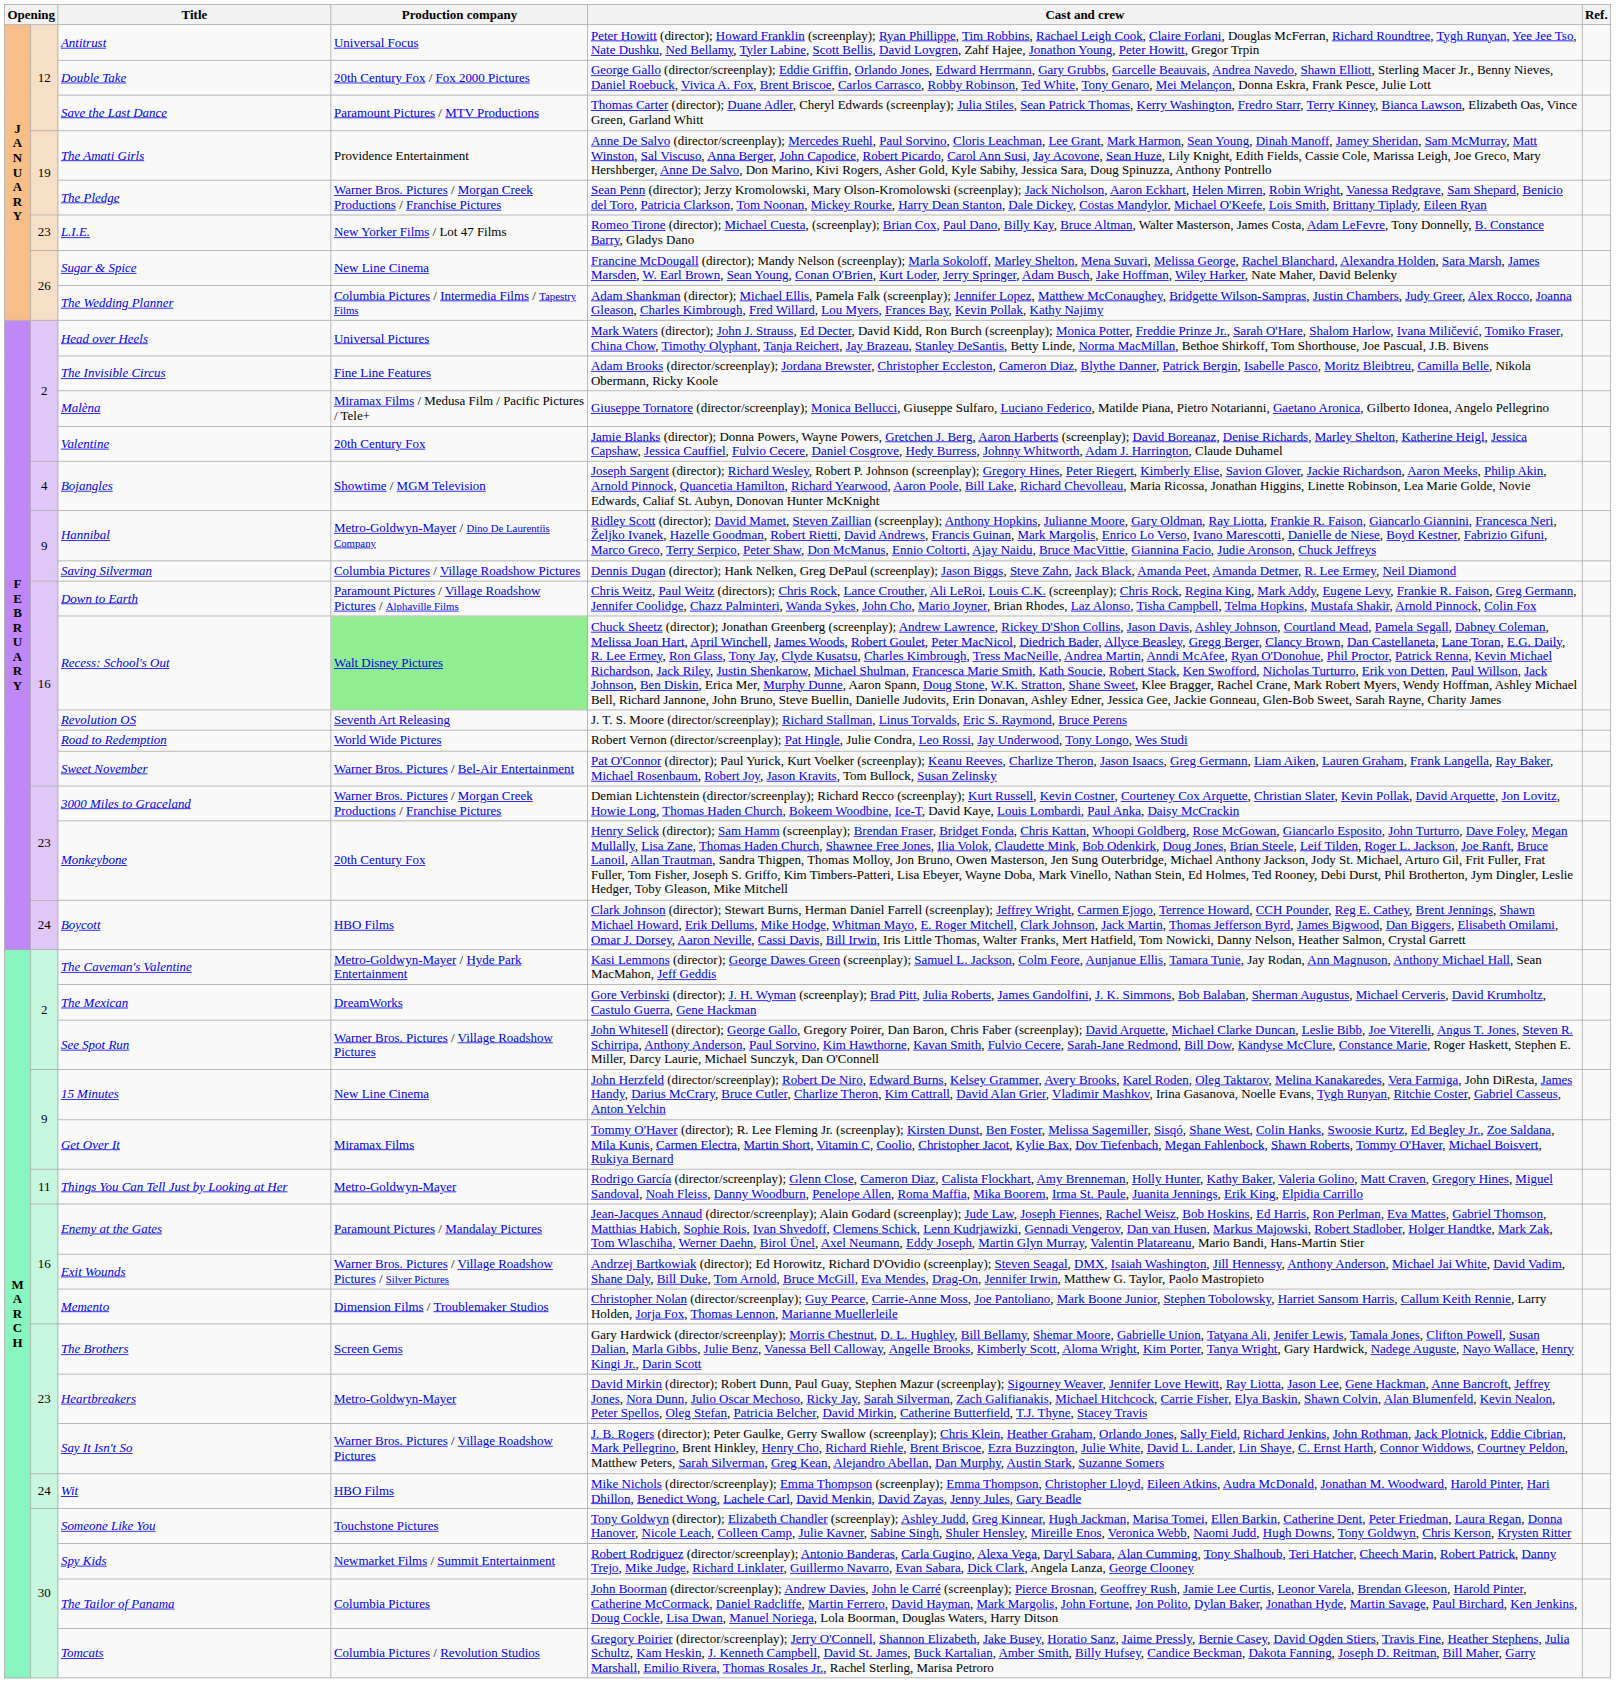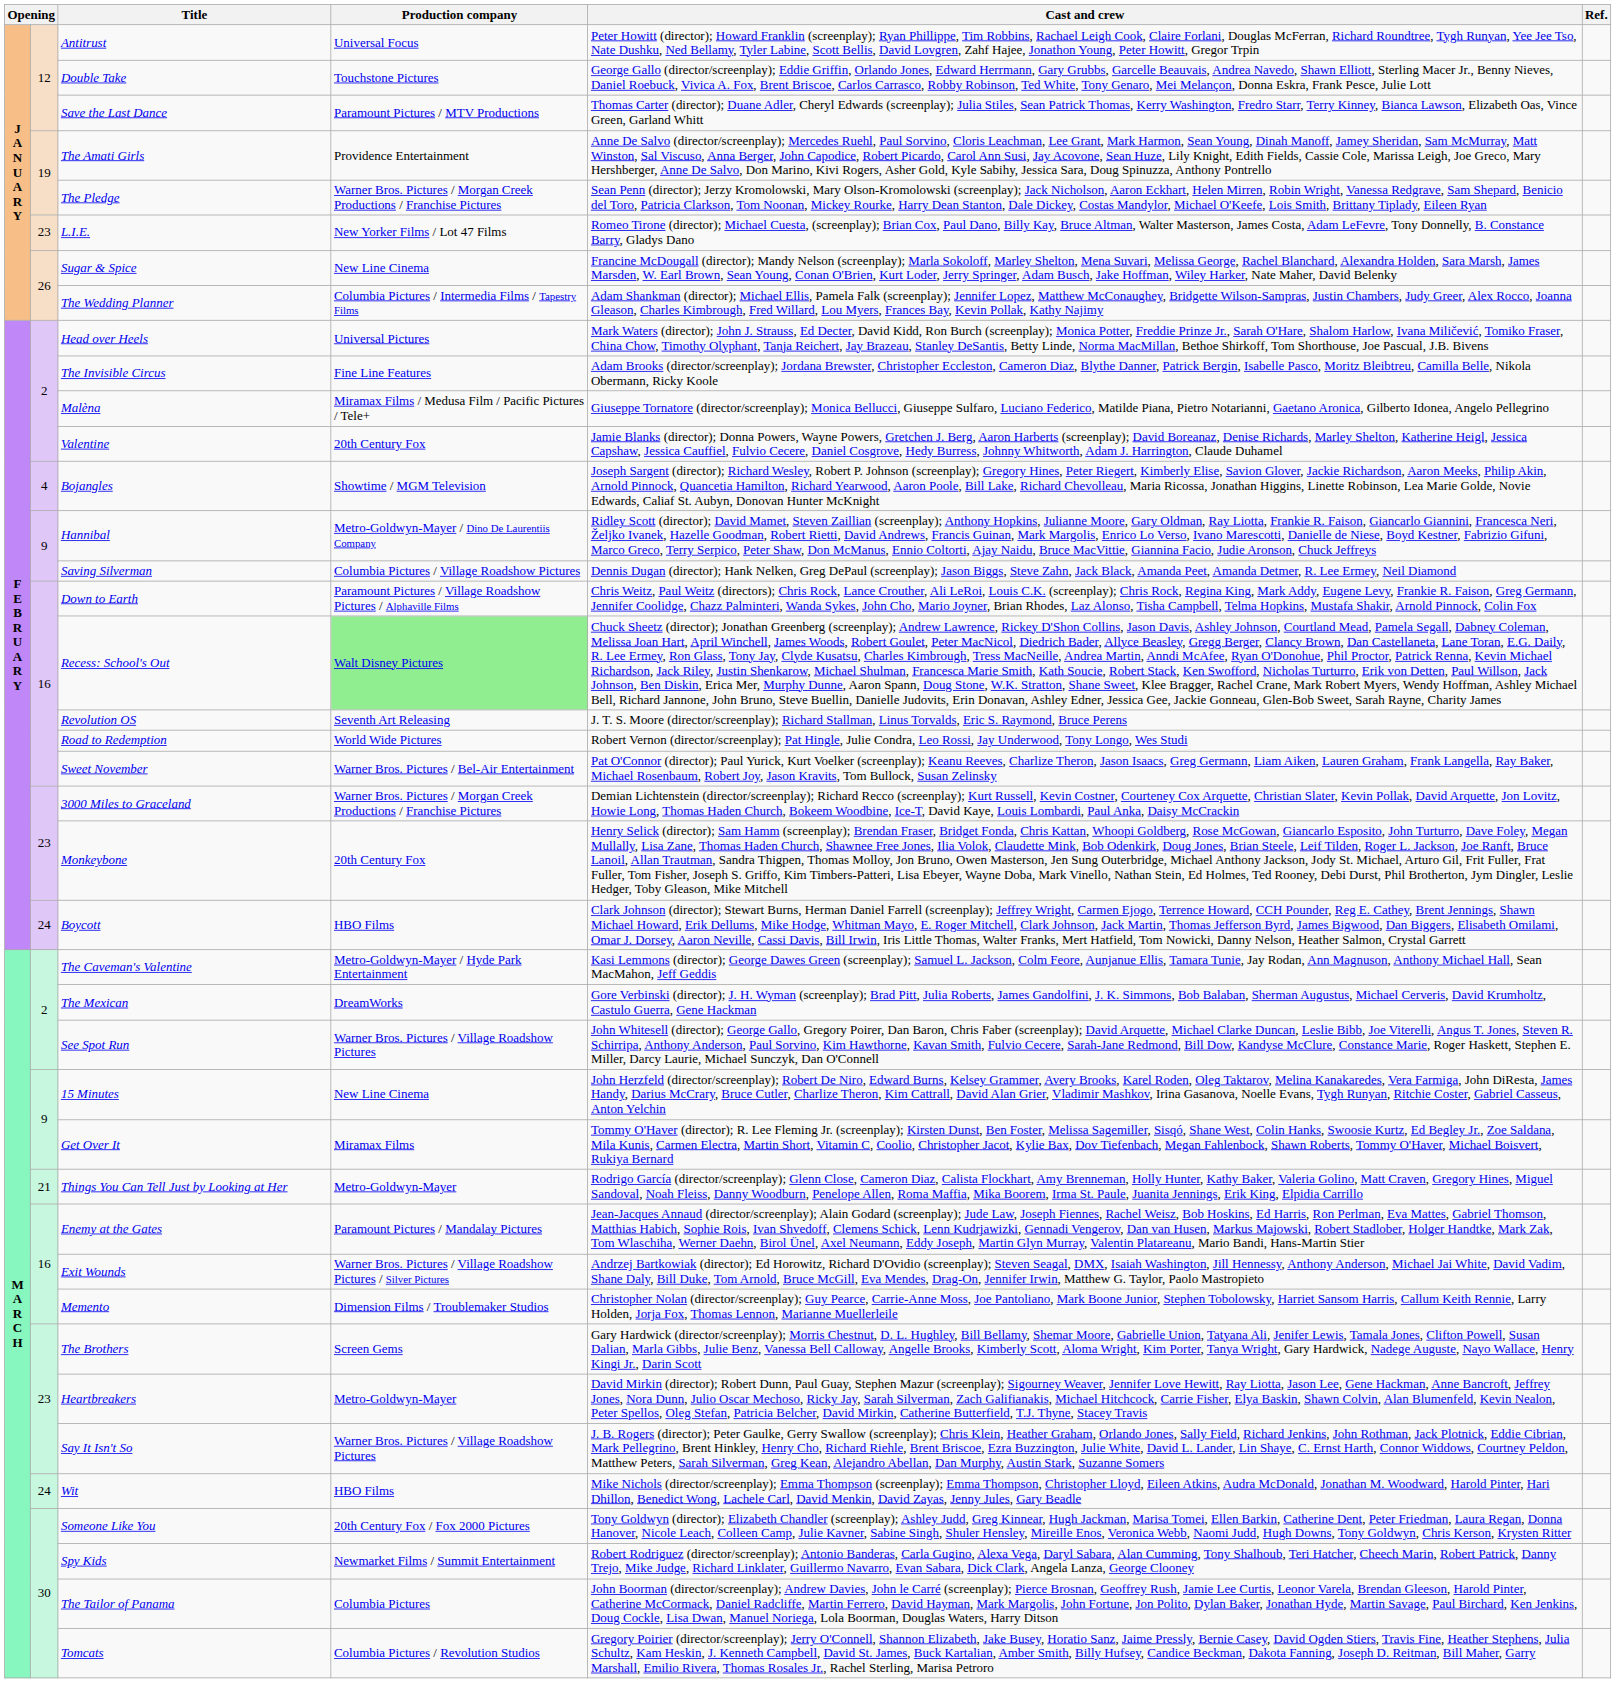(432, 77) 20th Century Fox / Fox 2000 Pictures -> (386, 77) Touchstone Pictures
(44, 1186) 11 -> (44, 1186) 21
(386, 1526) Touchstone Pictures -> (432, 1526) 20th Century Fox / Fox 2000 Pictures
